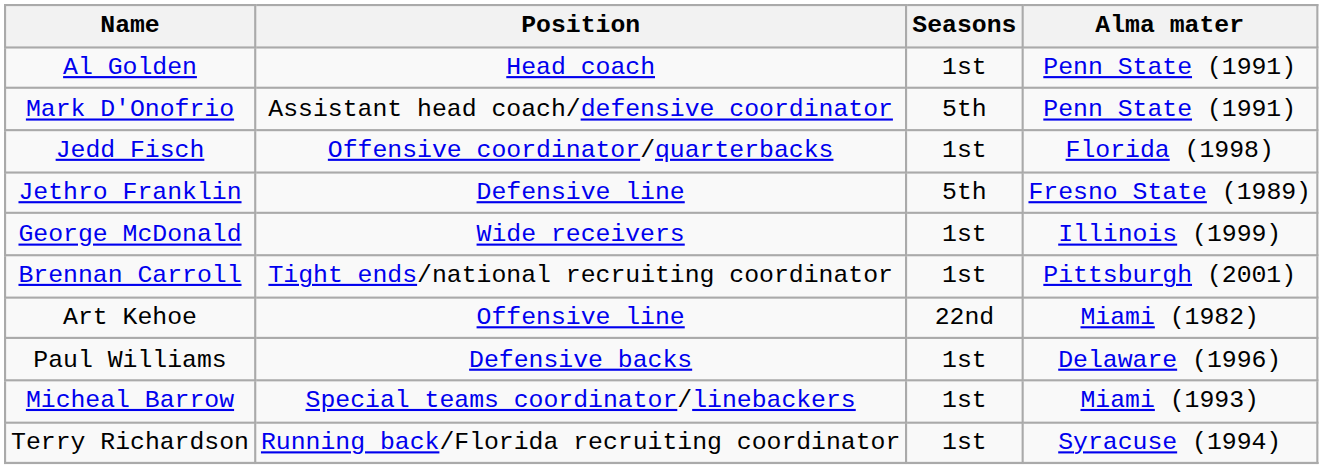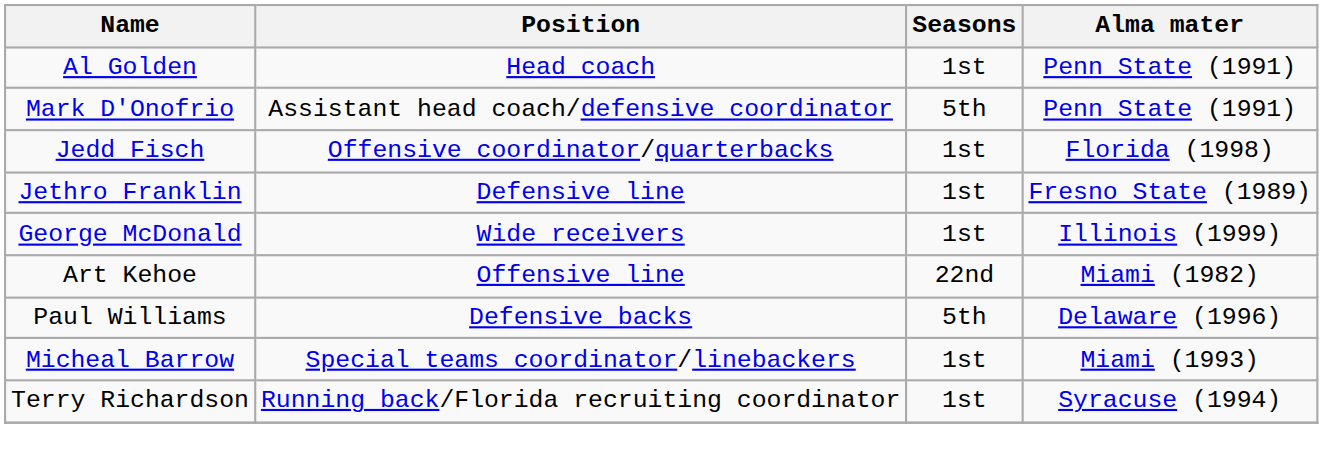(964, 192) 5th -> (964, 192) 1st
- row: (130, 276)
(964, 359) 1st -> (964, 317) 5th
